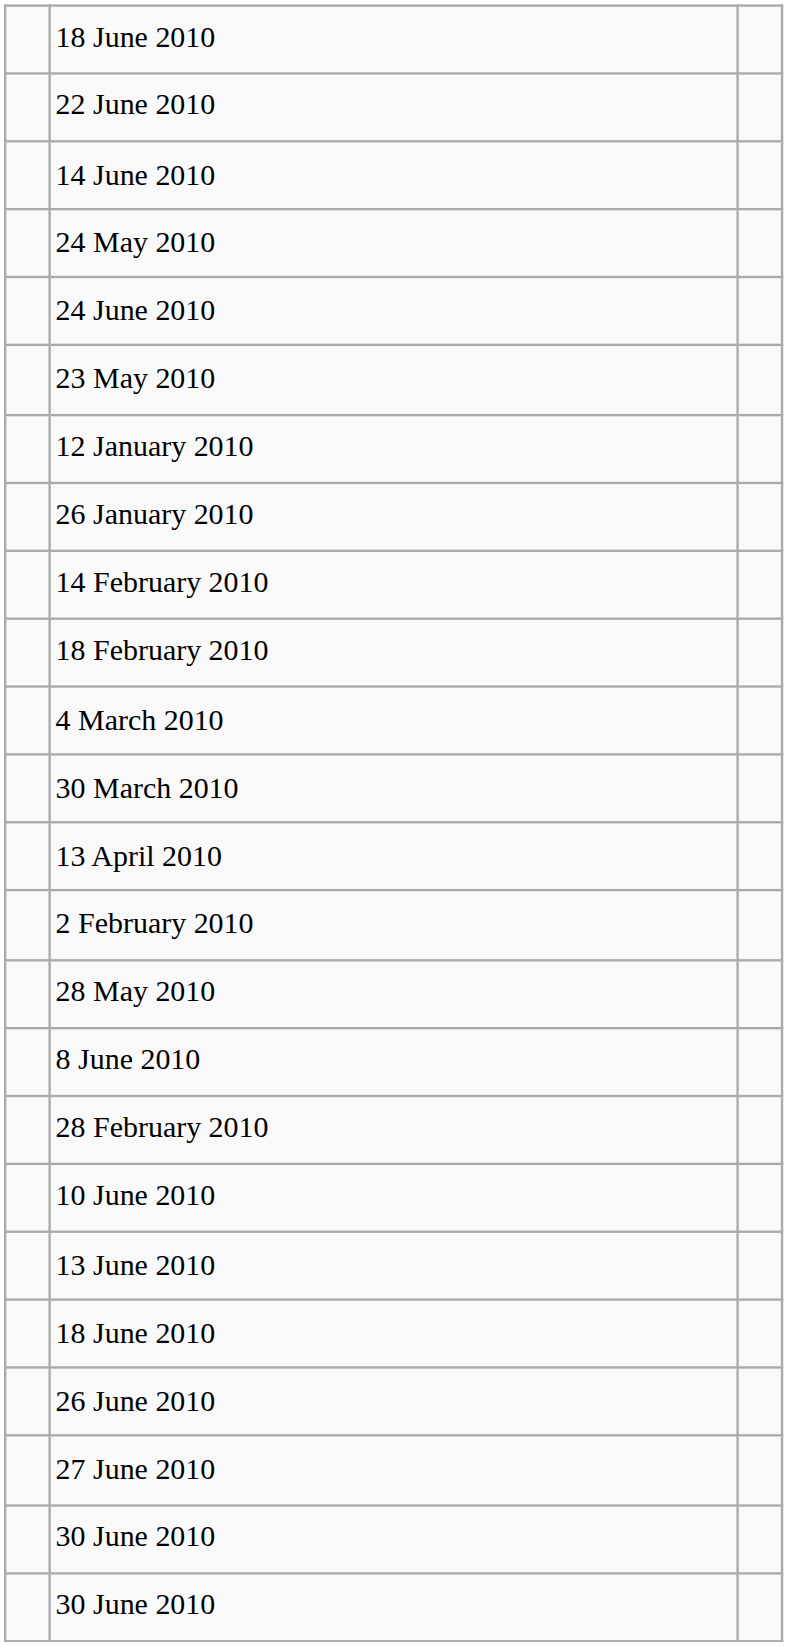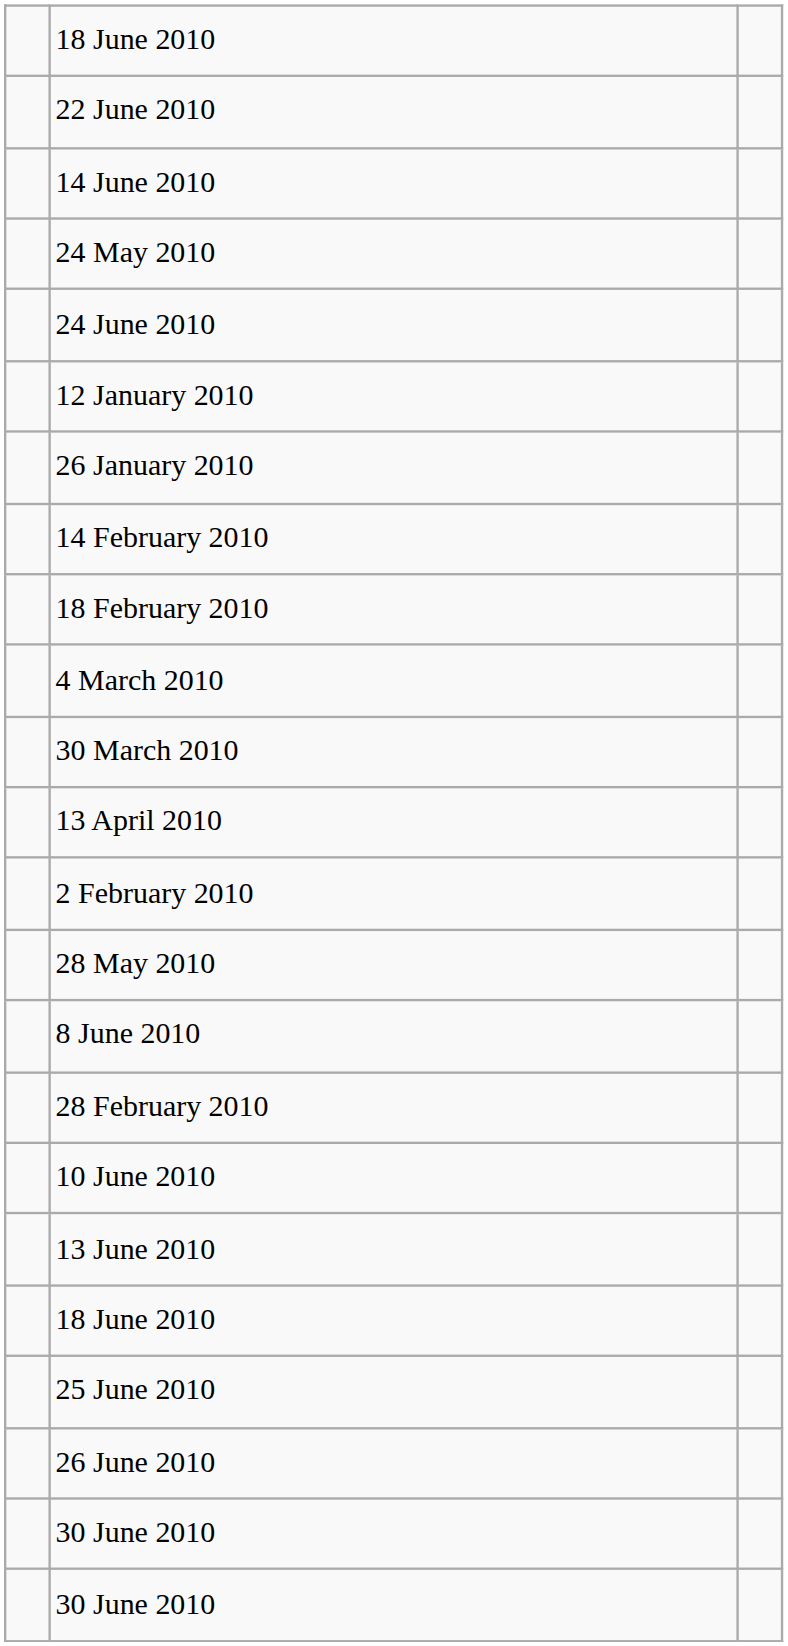- row: (27, 380)
+ row: (27, 1392)
- row: (27, 1470)
